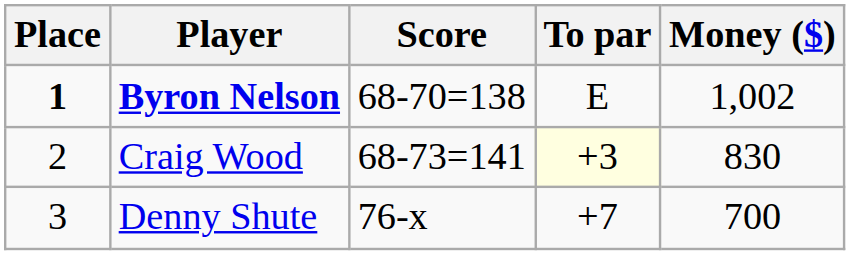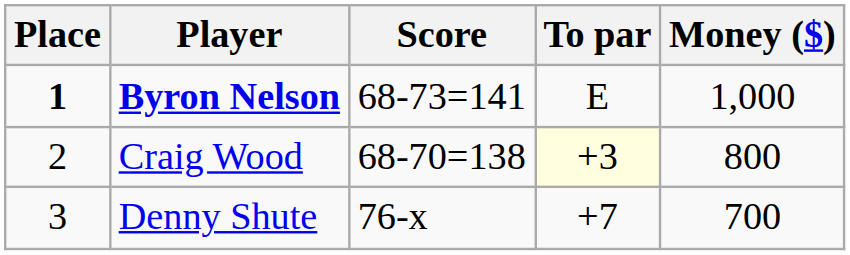(442, 95) 68-70=138 -> (442, 95) 68-73=141
(752, 95) 1,002 -> (752, 95) 1,000
(442, 156) 68-73=141 -> (442, 156) 68-70=138
(752, 156) 830 -> (752, 156) 800
